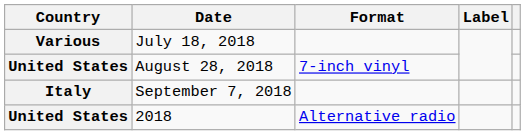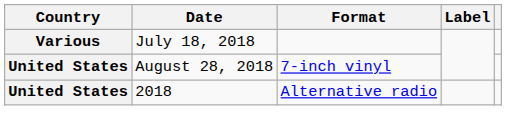- row: (213, 92)
